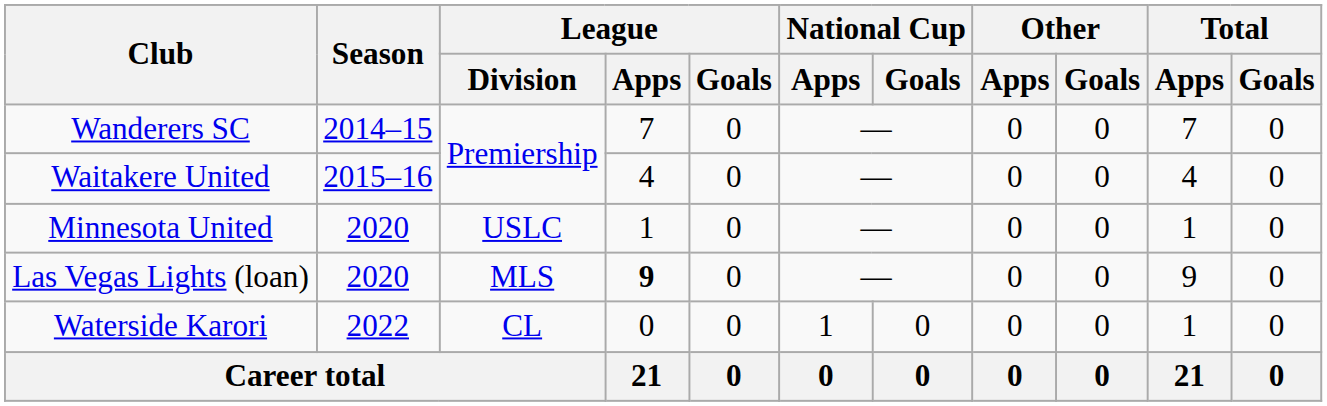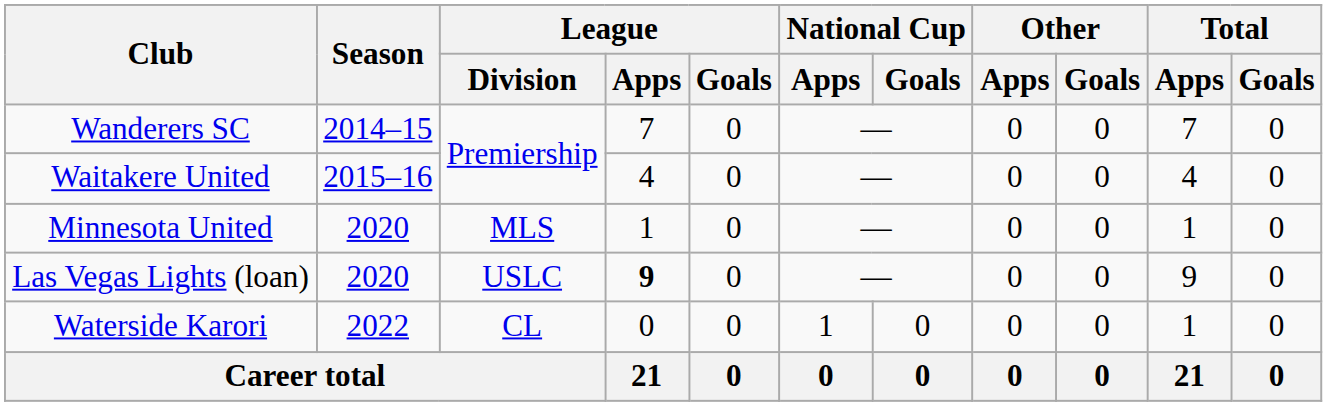(522, 227) USLC -> (522, 227) MLS
(522, 276) MLS -> (522, 276) USLC
